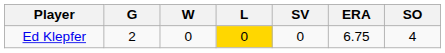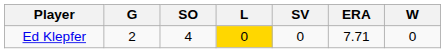columns swapped: (188, 15) <-> (412, 15)
(356, 36) 6.75 -> (356, 36) 7.71
